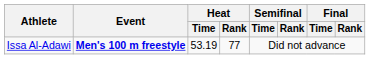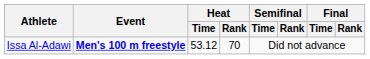(204, 46) 53.19 -> (204, 46) 53.12
(234, 46) 77 -> (234, 46) 70
